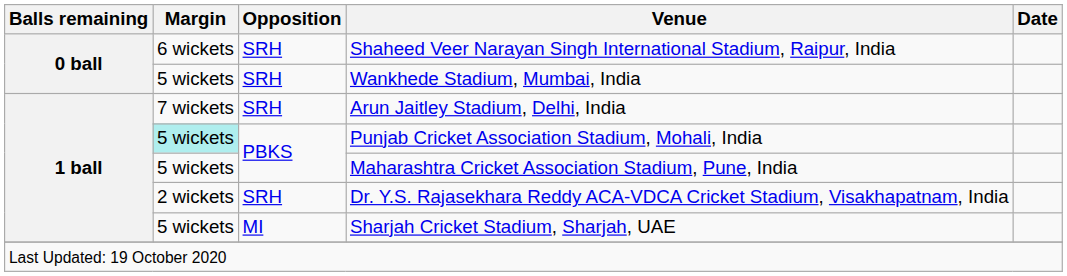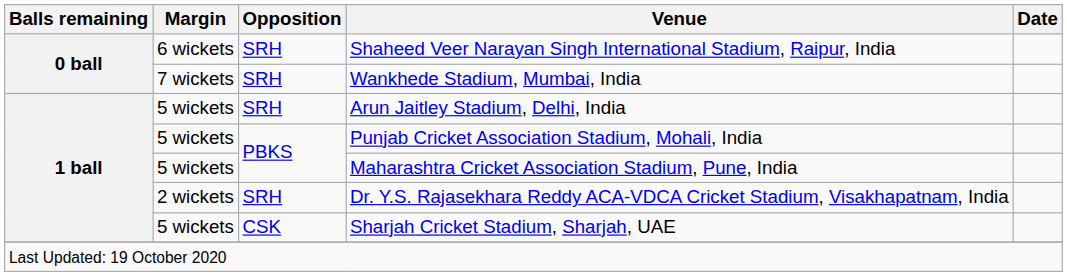(195, 78) 5 wickets -> (195, 78) 7 wickets
(195, 108) 7 wickets -> (195, 108) 5 wickets
(195, 138) paleturquoise background -> (195, 138) no background
(253, 227) MI -> (262, 227) CSK
